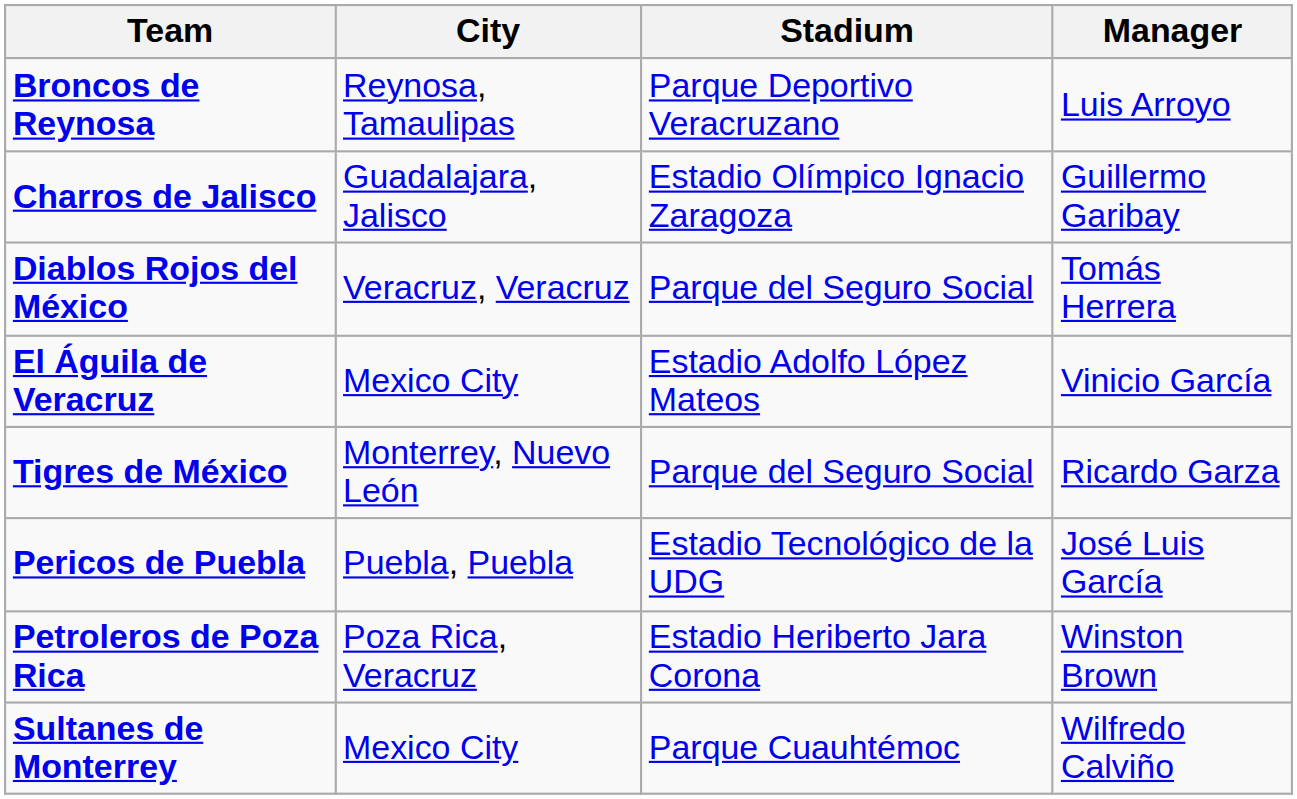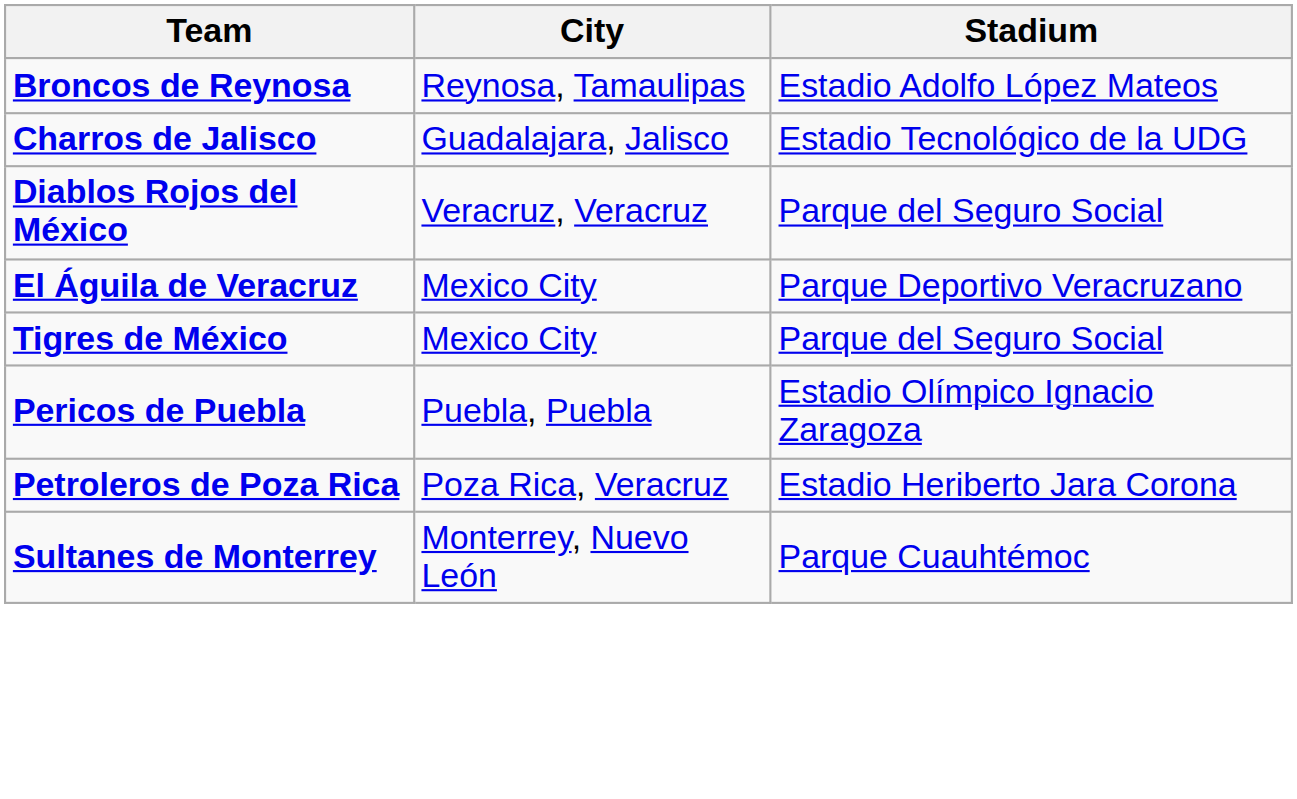- column: (1173, 31)
(781, 104) Parque Deportivo Veracruzano -> (998, 85) Estadio Adolfo López Mateos
(836, 196) Estadio Olímpico Ignacio Zaragoza -> (1013, 138) Estadio Tecnológico de la UDG
(808, 380) Estadio Adolfo López Mateos -> (1010, 284) Parque Deportivo Veracruzano
(477, 472) Monterrey, Nuevo León -> (509, 338) Mexico City
(841, 564) Estadio Tecnológico de la UDG -> (966, 411) Estadio Olímpico Ignacio Zaragoza
(431, 747) Mexico City -> (555, 557) Monterrey, Nuevo León
